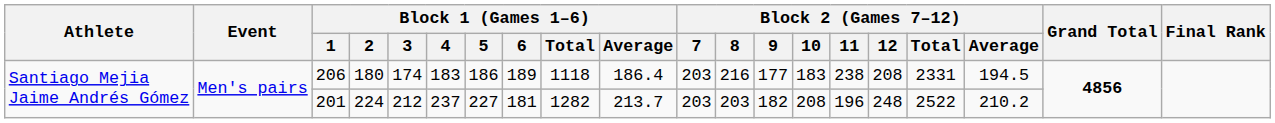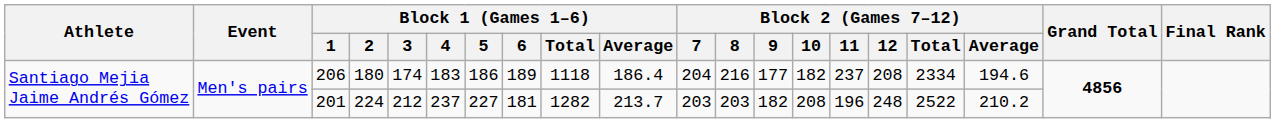(697, 75) 203 -> (697, 75) 204
(811, 75) 183 -> (811, 75) 182
(849, 75) 238 -> (849, 75) 237
(936, 75) 2331 -> (936, 75) 2334
(1004, 75) 194.5 -> (1004, 75) 194.6
